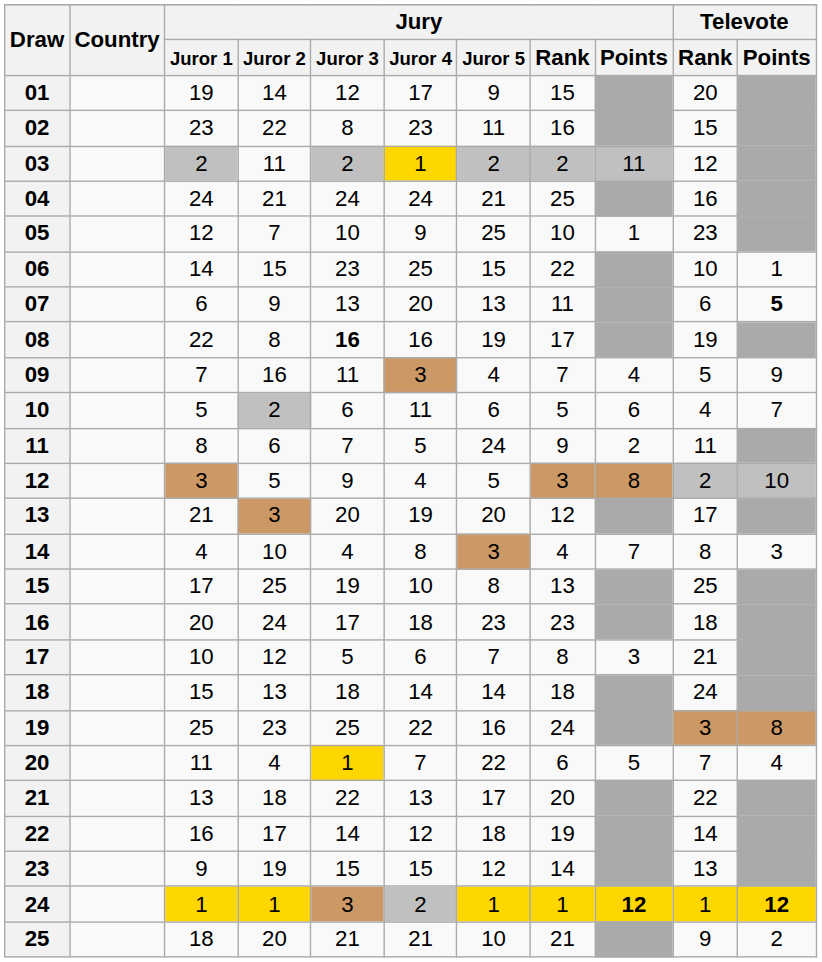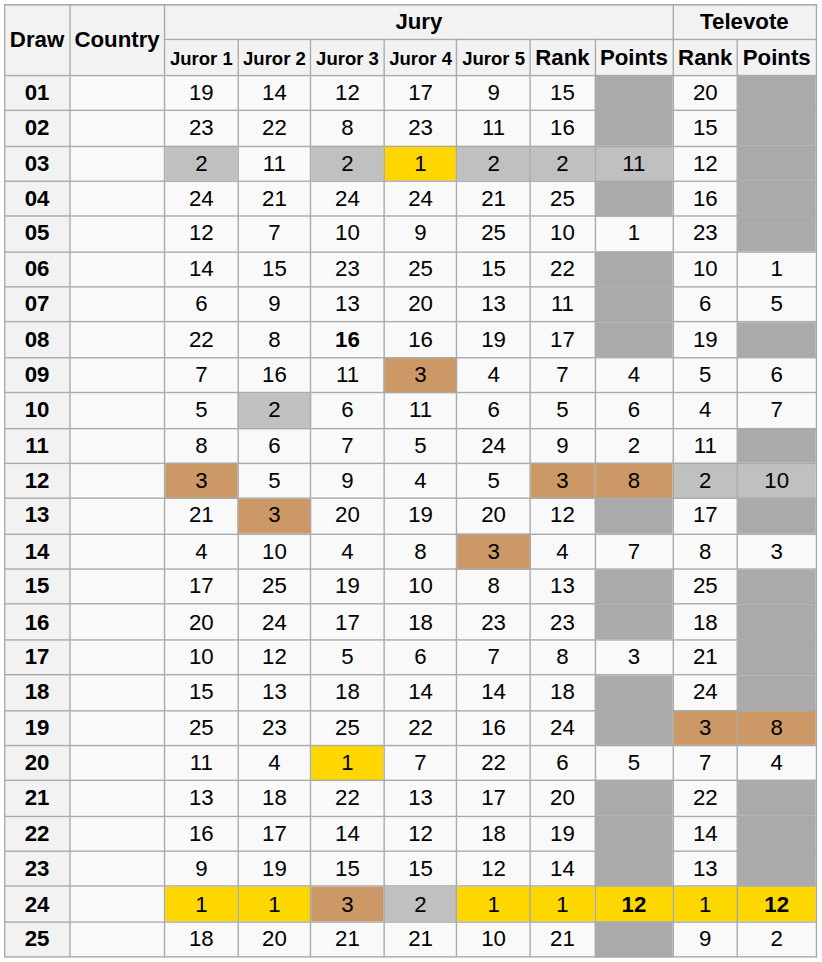(777, 304) bold -> (777, 304) normal
(777, 374) 9 -> (777, 374) 6
